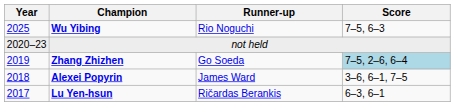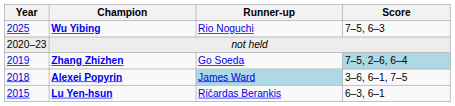(227, 77) no background -> (227, 77) lightblue background
(18, 94) 2017 -> (18, 94) 2015
